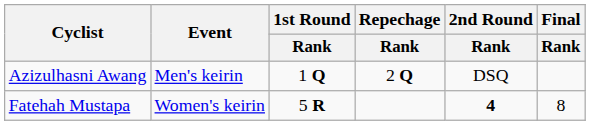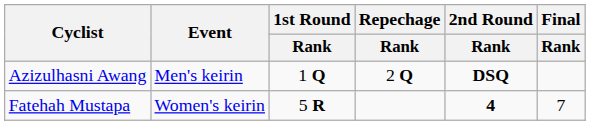(491, 76) normal -> (491, 76) bold
(561, 105) 8 -> (561, 105) 7
